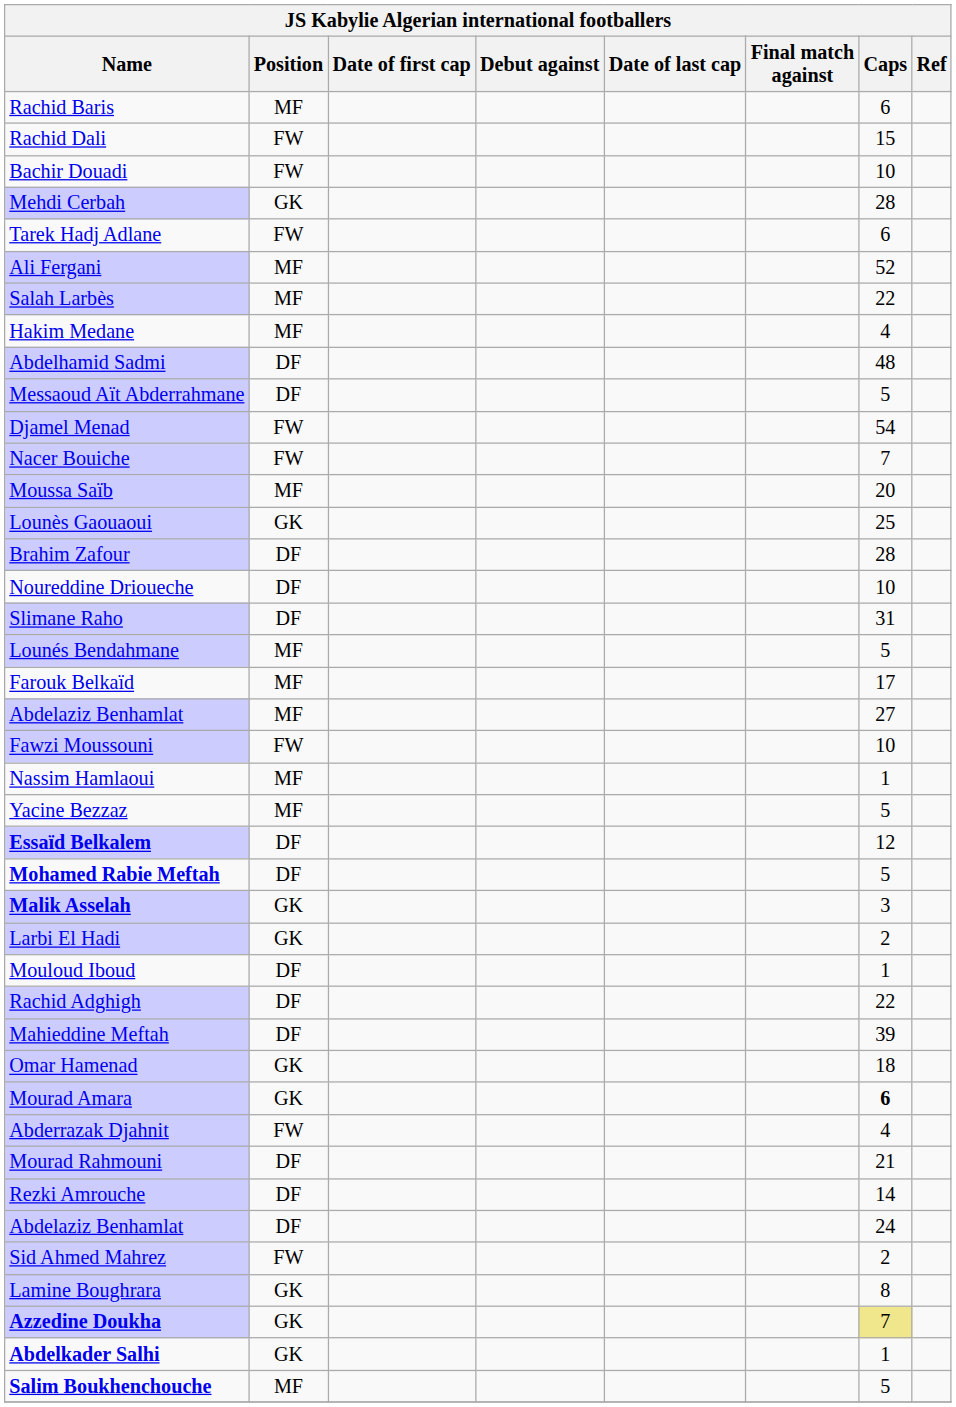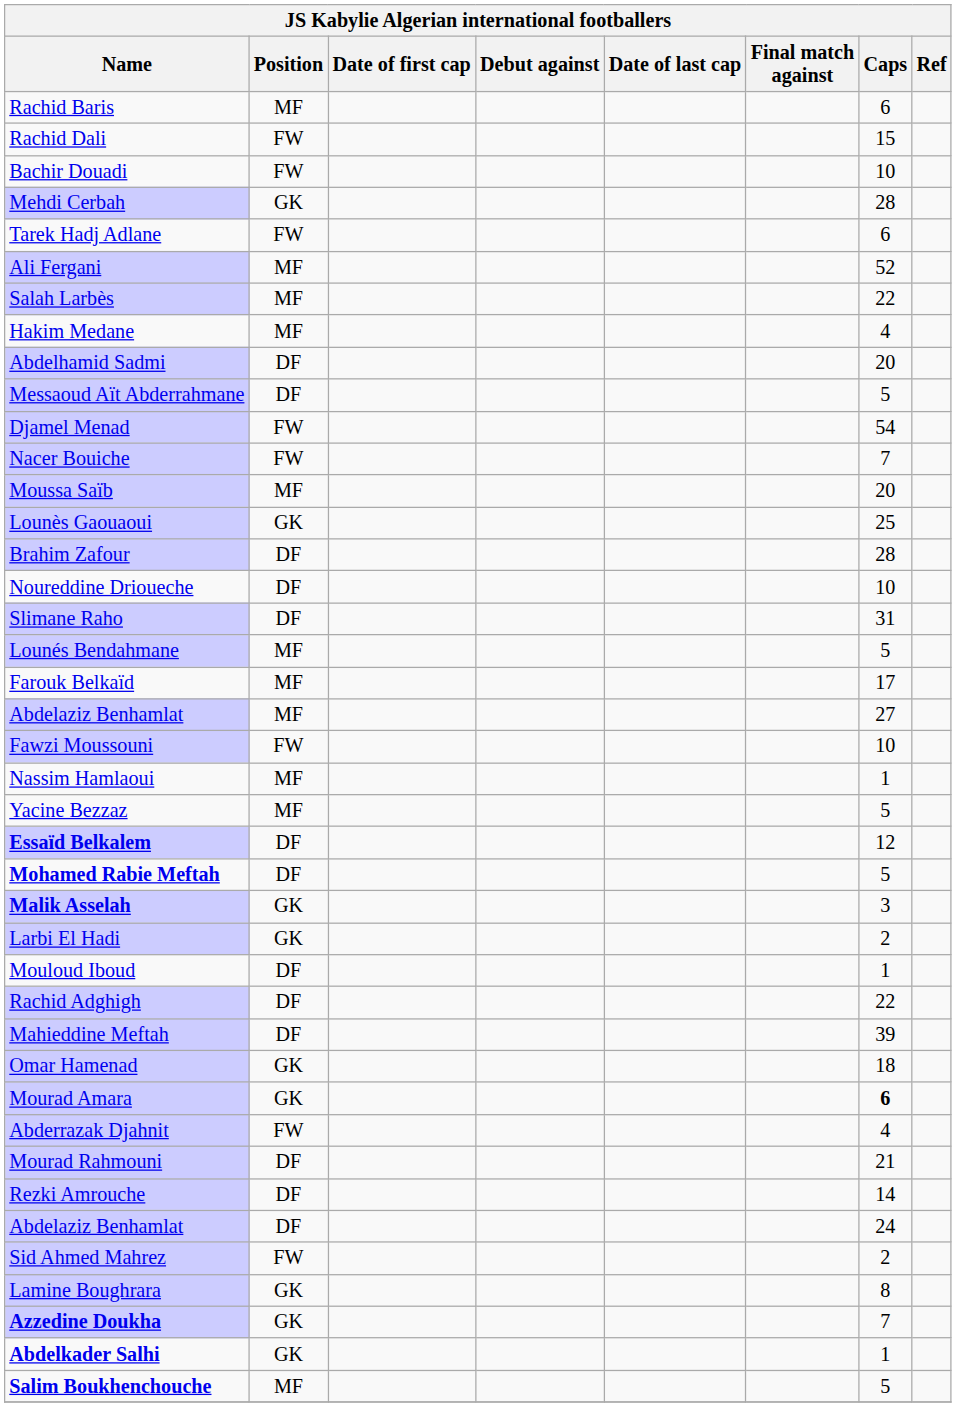(885, 362) 48 -> (885, 362) 20
(885, 1322) khaki background -> (885, 1322) no background
